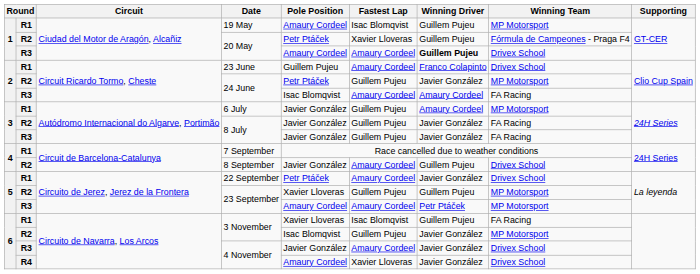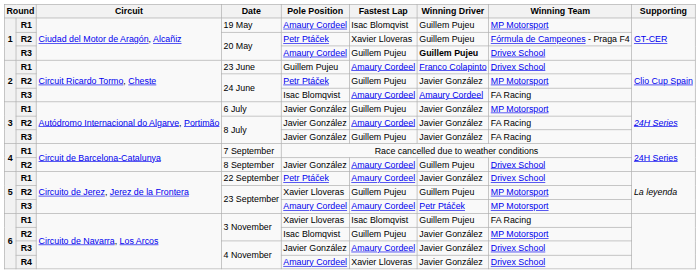(383, 53) Amaury Cordeel -> (379, 53) Guillem Pujeu
(451, 108) Amaury Cordeel -> (451, 108) Javier González
(379, 122) Guillem Pujeu -> (383, 122) Amaury Cordeel
